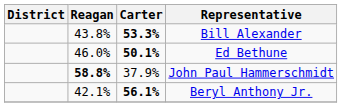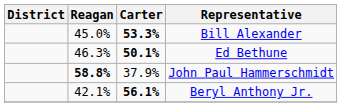(92, 34) 43.8% -> (92, 34) 45.0%
(92, 53) 46.0% -> (92, 53) 46.3%
